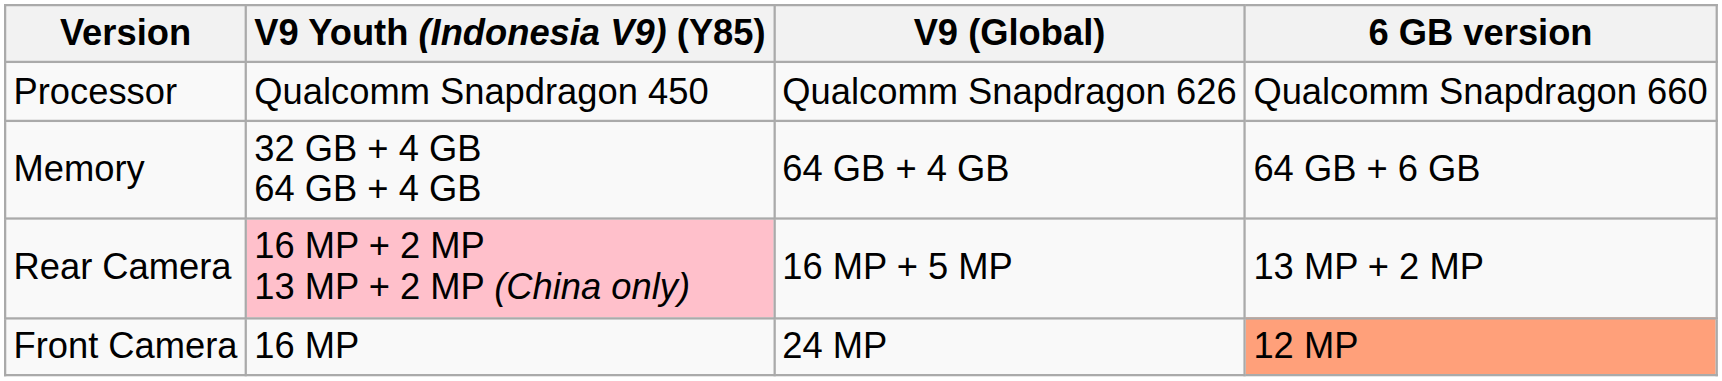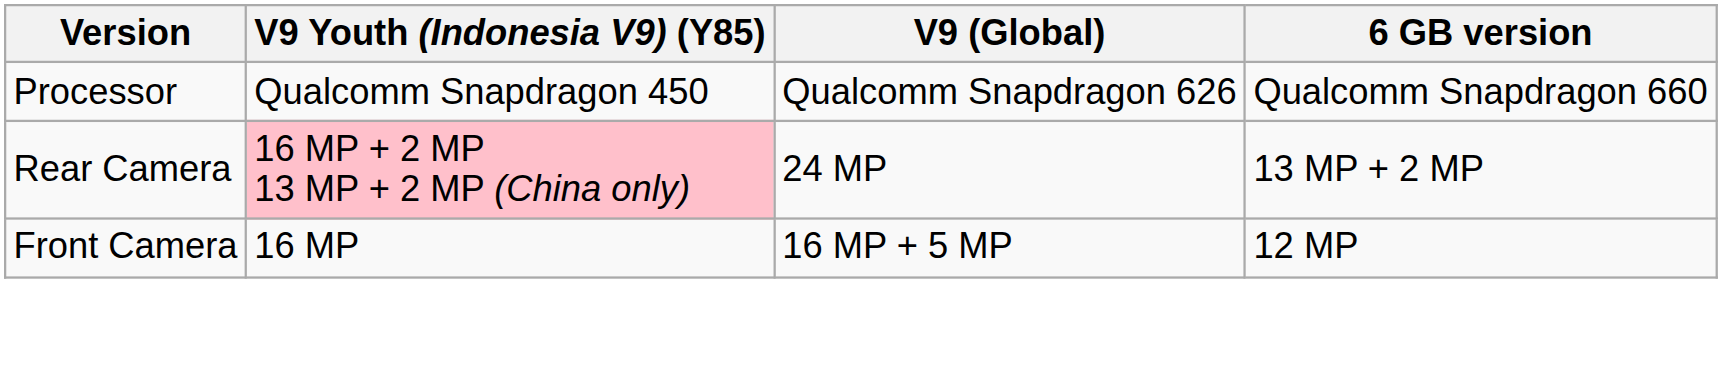- row: (79, 168)
(898, 267) 16 MP + 5 MP -> (835, 168) 24 MP
(835, 345) 24 MP -> (898, 246) 16 MP + 5 MP
(1306, 345) lightsalmon background -> (1306, 246) no background
